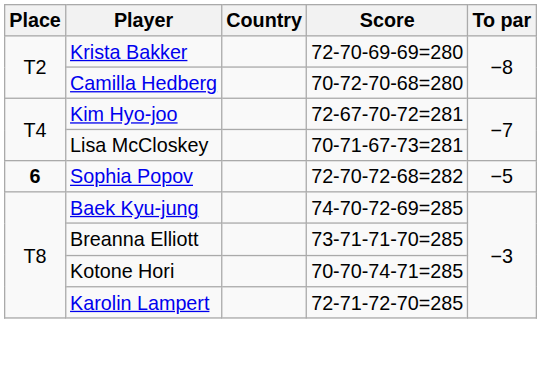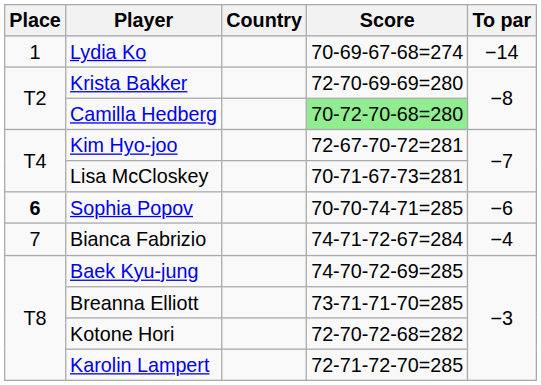+ row: (108, 52)
(387, 83) no background -> (387, 114) lightgreen background
(387, 177) 72-70-72-68=282 -> (387, 208) 70-70-74-71=285
(502, 177) −5 -> (502, 208) −6
+ row: (138, 239)
(387, 271) 70-70-74-71=285 -> (387, 333) 72-70-72-68=282
